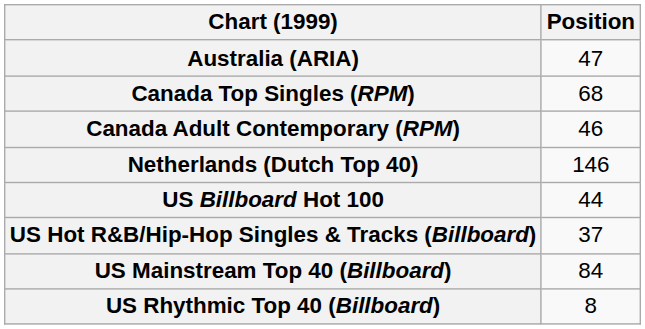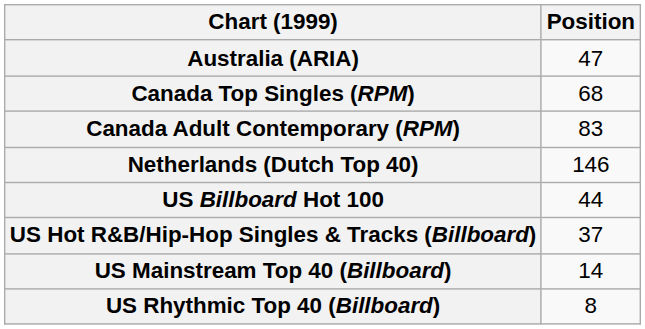(591, 128) 46 -> (591, 128) 83
(591, 270) 84 -> (591, 270) 14
